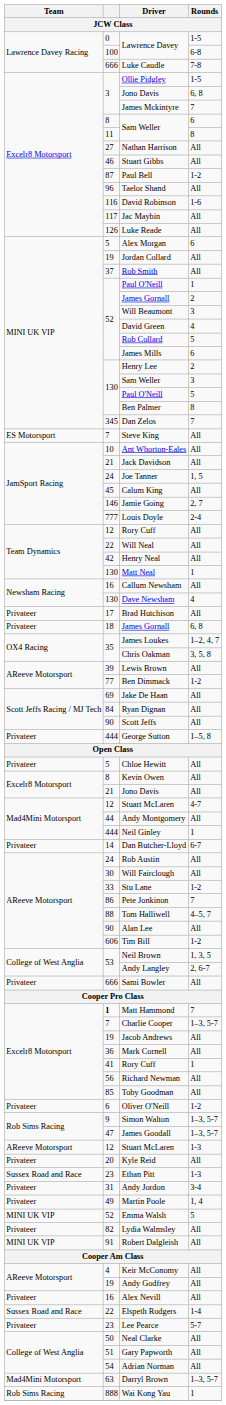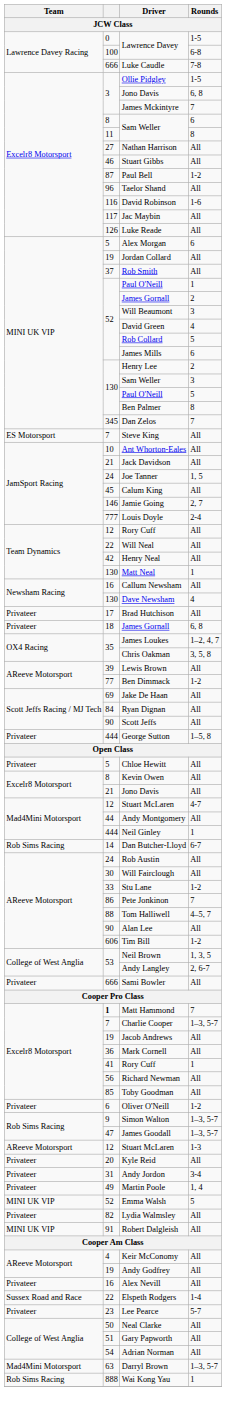(21, 845) Privateer -> (35, 845) Rob Sims Racing
- row: (138, 1174)
